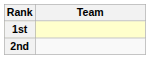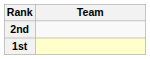rows swapped: (20, 29) <-> (20, 46)
